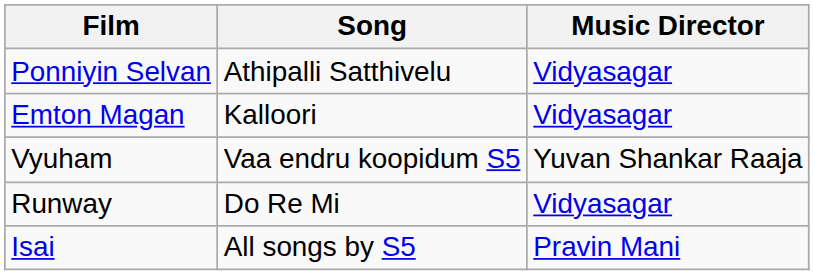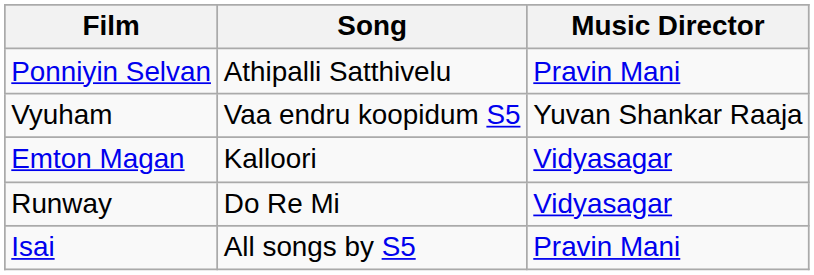(603, 70) Vidyasagar -> (607, 70) Pravin Mani
rows swapped: (62, 159) <-> (98, 114)
